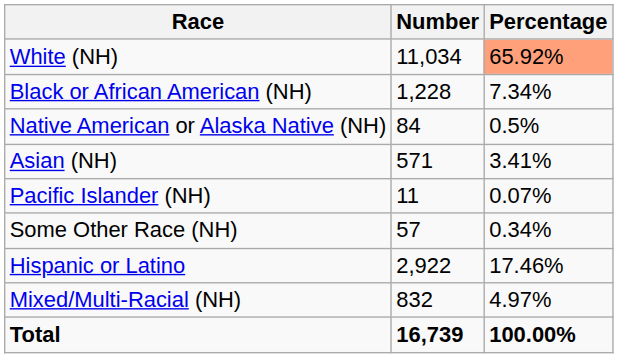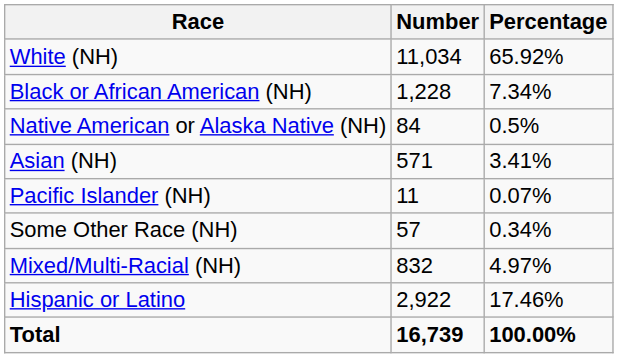(526, 56) lightsalmon background -> (526, 56) no background
rows swapped: (125, 299) <-> (97, 265)
